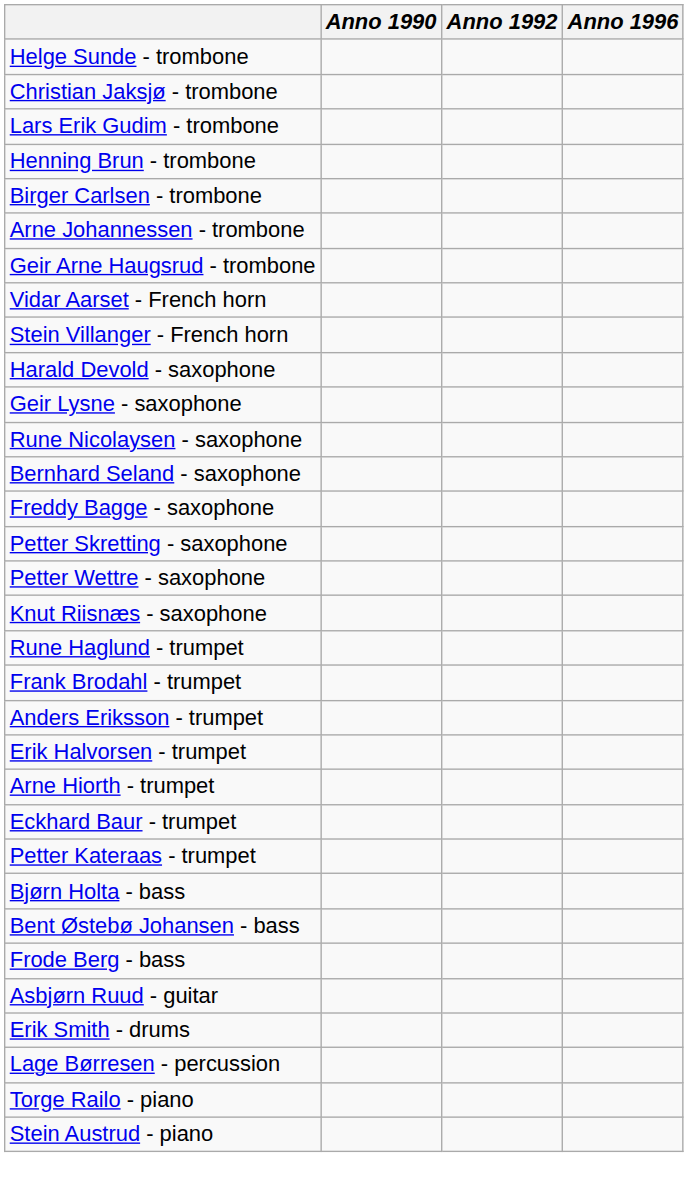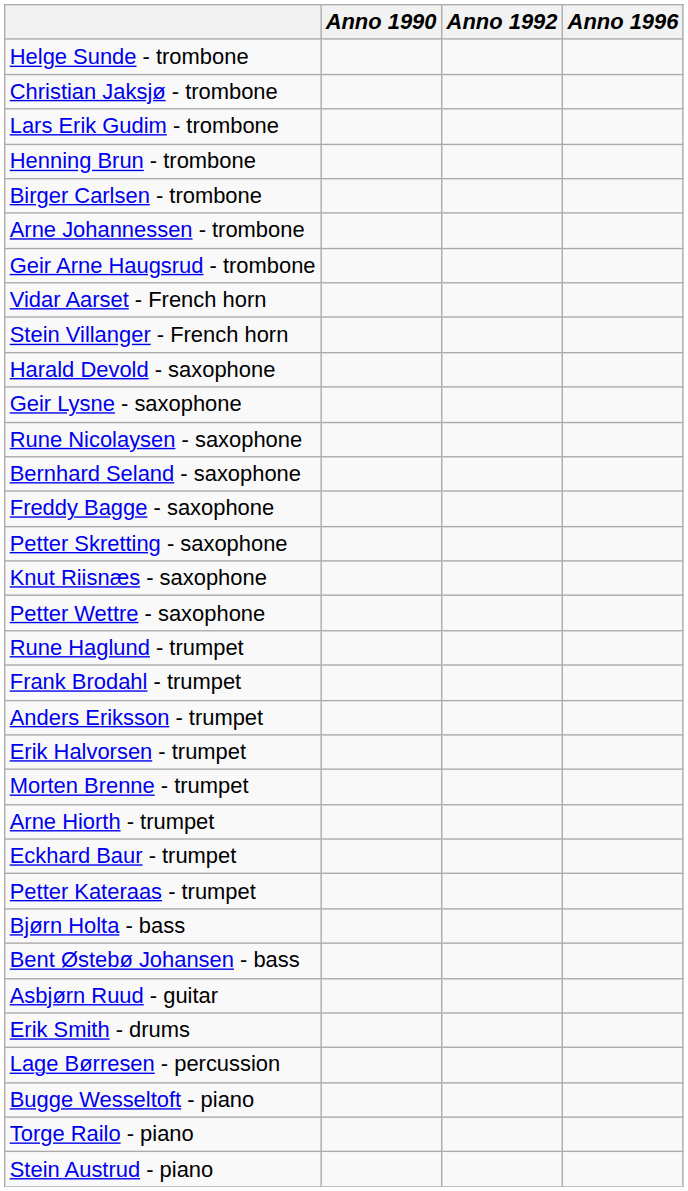rows swapped: (138, 612) <-> (137, 578)
+ row: (129, 786)
- row: (97, 960)
+ row: (132, 1099)
